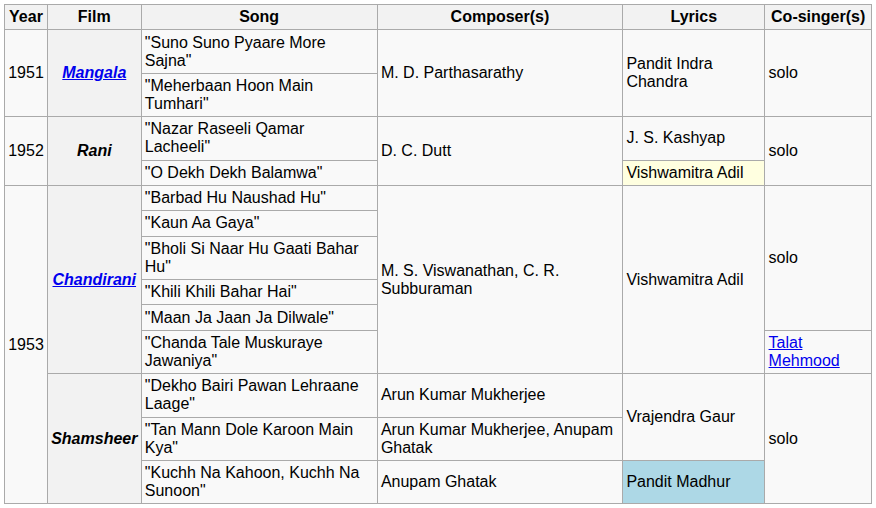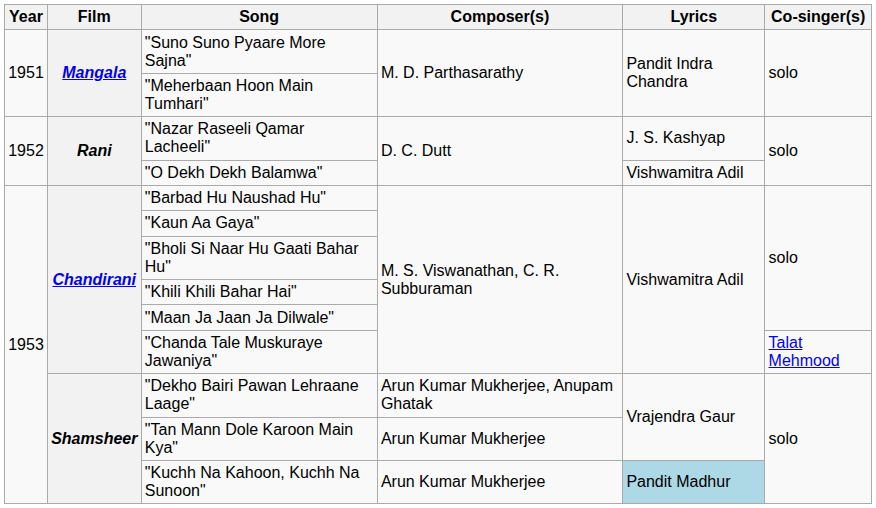(685, 172) lightyellow background -> (685, 172) no background
(463, 395) Arun Kumar Mukherjee -> (497, 395) Arun Kumar Mukherjee, Anupam Ghatak
(497, 438) Arun Kumar Mukherjee, Anupam Ghatak -> (463, 438) Arun Kumar Mukherjee
(439, 482) Anupam Ghatak -> (463, 482) Arun Kumar Mukherjee
